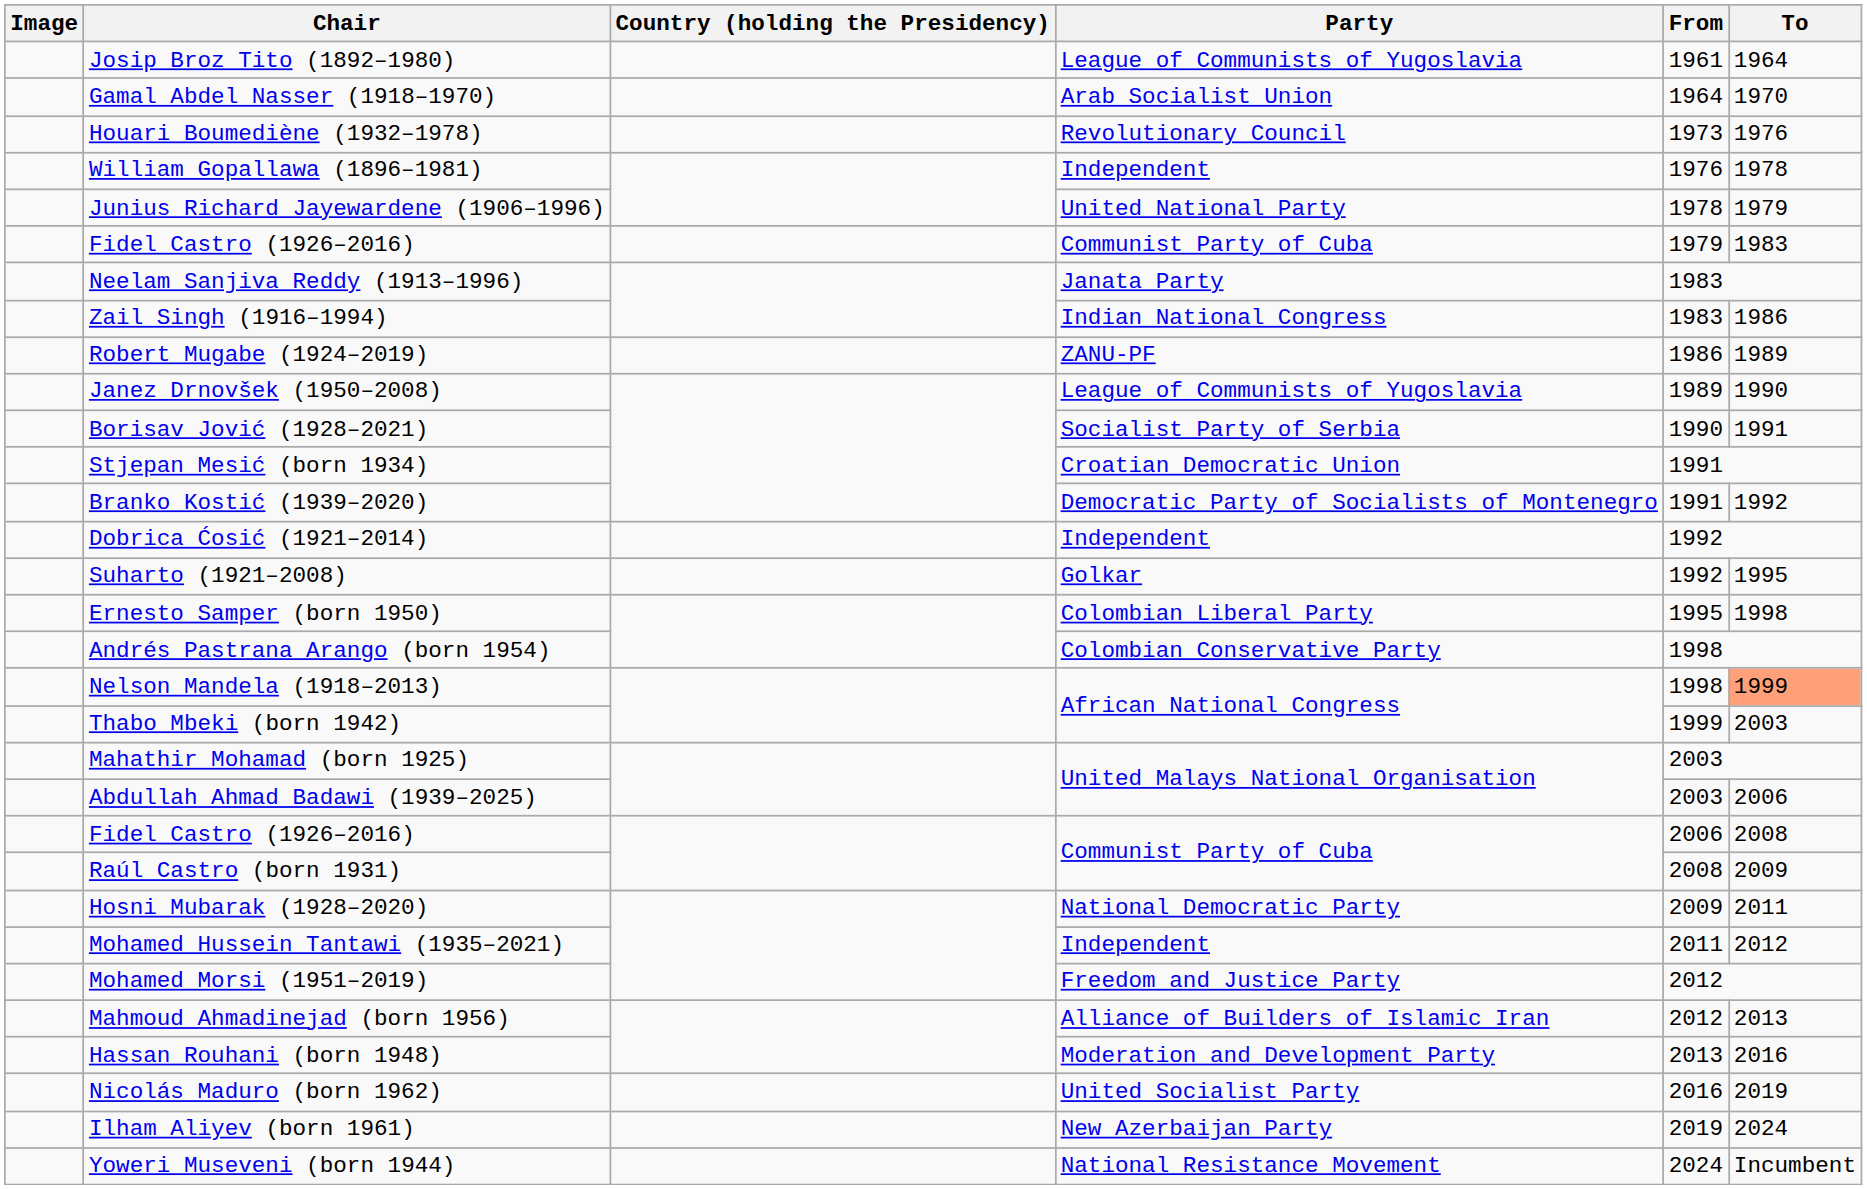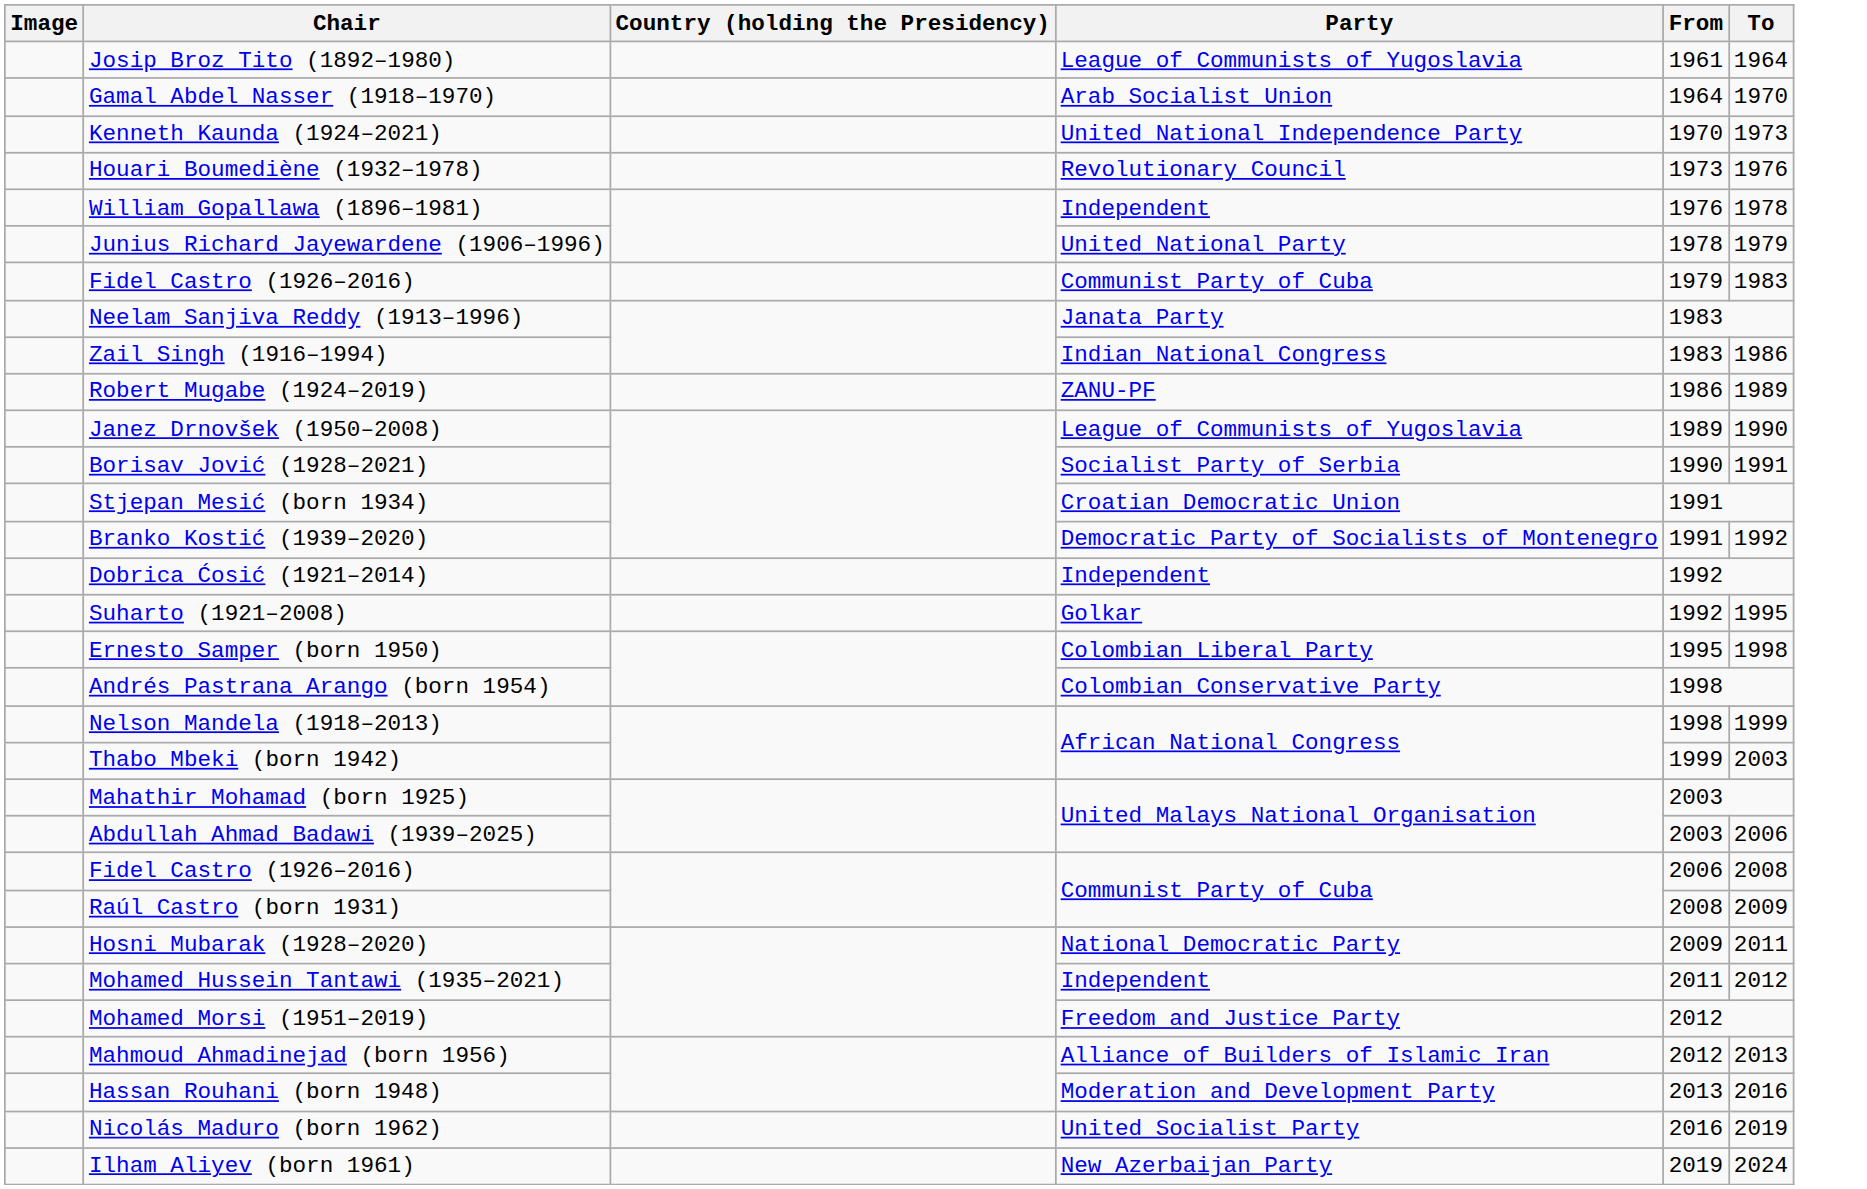+ row: (265, 134)
(1761, 687) lightsalmon background -> (1761, 724) no background
- row: (272, 1166)
